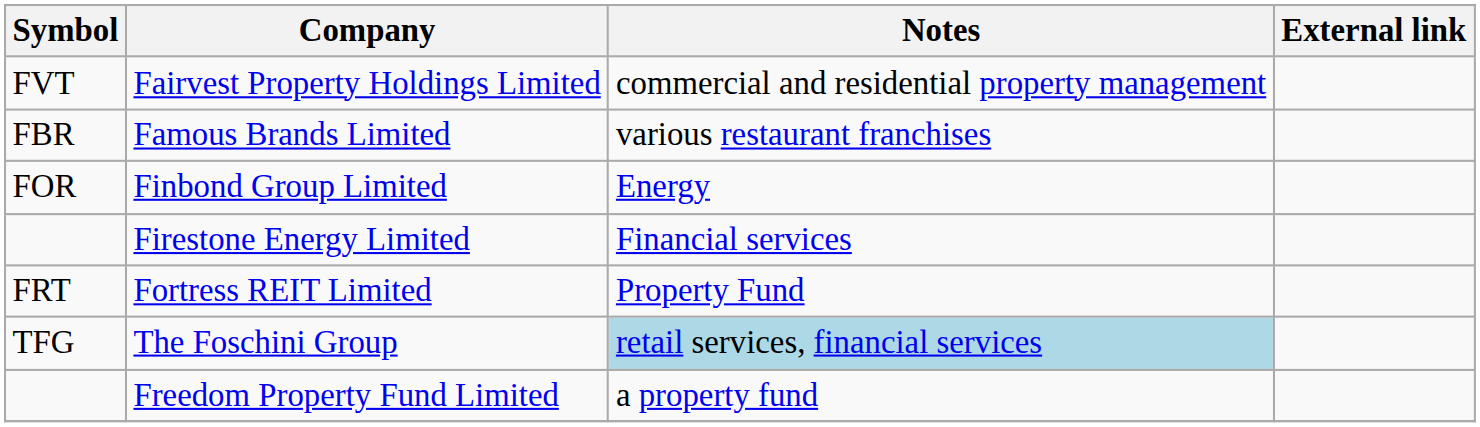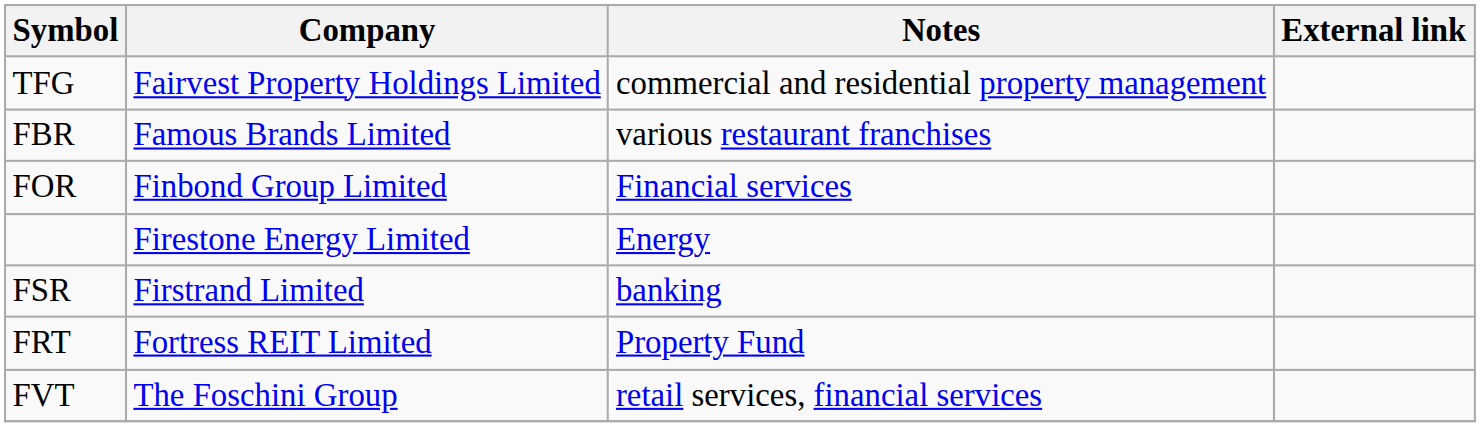(44, 82) FVT -> (44, 82) TFG
(663, 186) Energy -> (734, 186) Financial services
(734, 238) Financial services -> (663, 238) Energy
+ row: (249, 290)
(44, 342) TFG -> (44, 394) FVT
(829, 342) lightblue background -> (829, 394) no background
- row: (346, 394)
